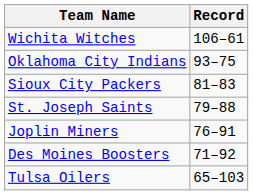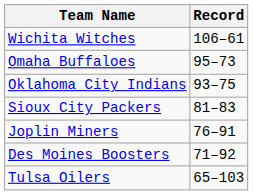+ row: (72, 62)
- row: (80, 108)
